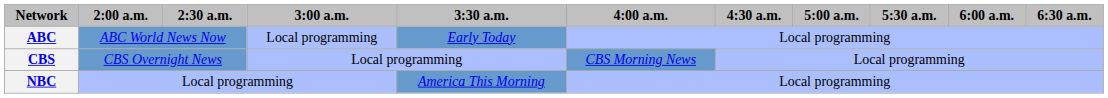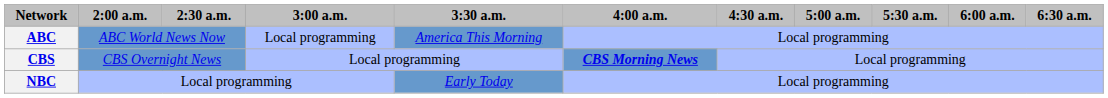(481, 37) Early Today -> (479, 37) America This Morning
(641, 59) normal -> (640, 59) bold
(481, 81) America This Morning -> (479, 81) Early Today
